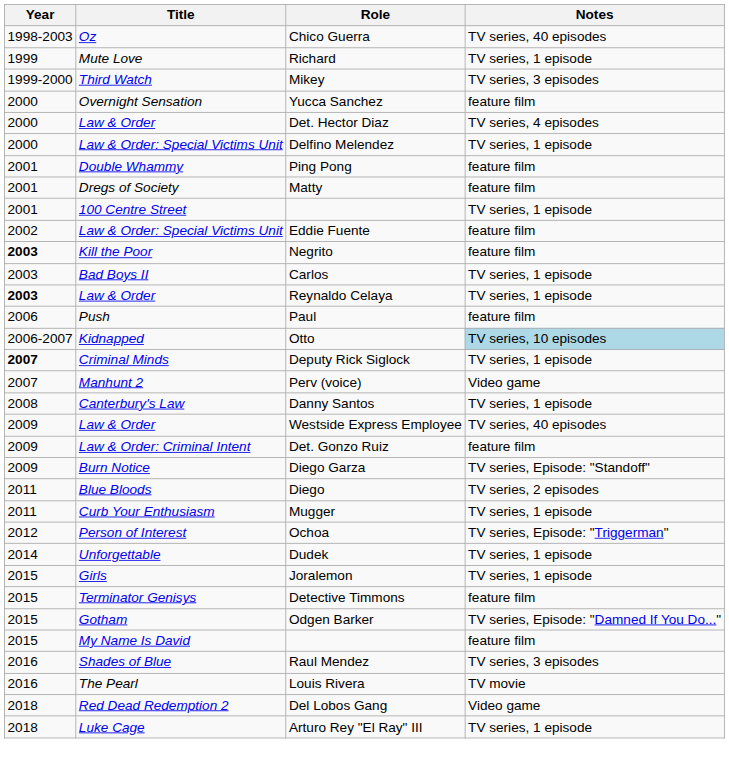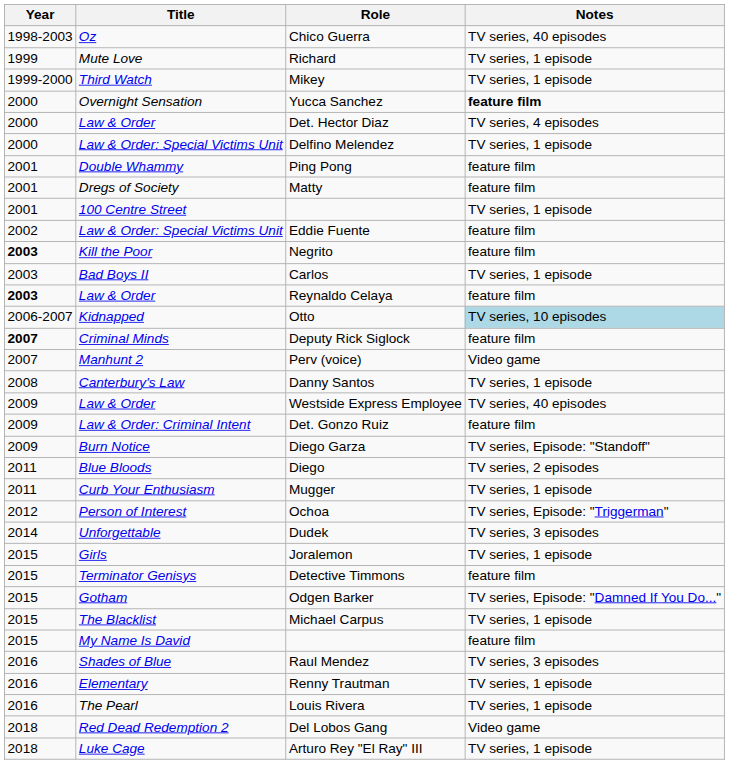(533, 79) TV series, 3 episodes -> (530, 79) TV series, 1 episode
(502, 101) normal -> (505, 101) bold
(530, 295) TV series, 1 episode -> (502, 295) feature film
- row: (94, 317)
(530, 360) TV series, 1 episode -> (502, 338) feature film
(530, 554) TV series, 1 episode -> (533, 532) TV series, 3 episodes
+ row: (117, 619)
+ row: (113, 683)
(497, 683) TV movie -> (530, 705) TV series, 1 episode
